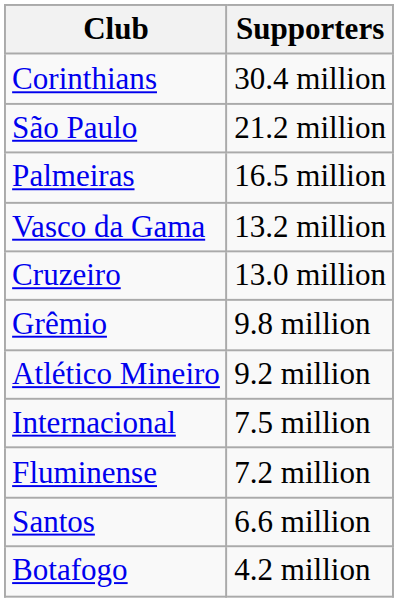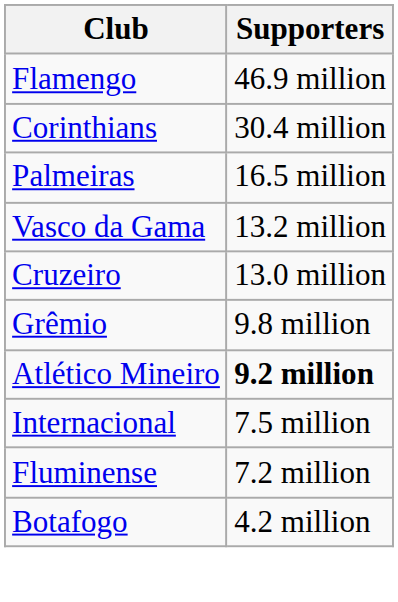+ row: (74, 78)
- row: (75, 127)
(302, 373) normal -> (304, 373) bold
- row: (54, 521)
